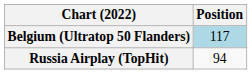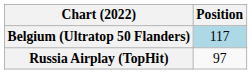(220, 58) 94 -> (220, 58) 97
